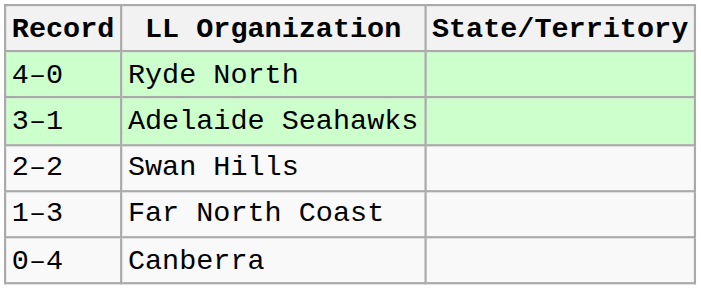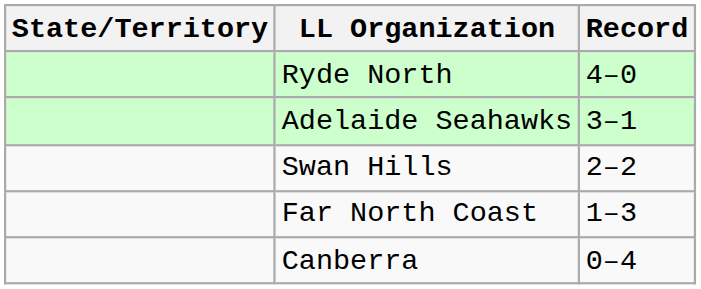columns swapped: (560, 28) <-> (63, 28)
